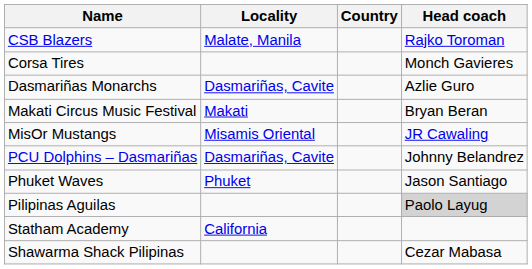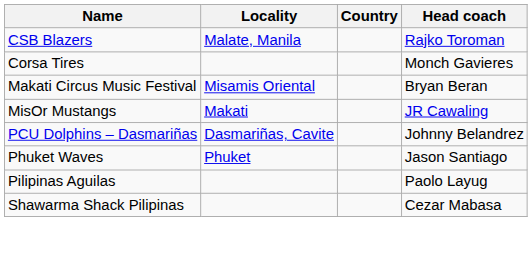- row: (82, 87)
(226, 110) Makati -> (260, 87) Misamis Oriental
(260, 134) Misamis Oriental -> (226, 110) Makati
(446, 205) lightgrey background -> (446, 181) no background
- row: (68, 228)
